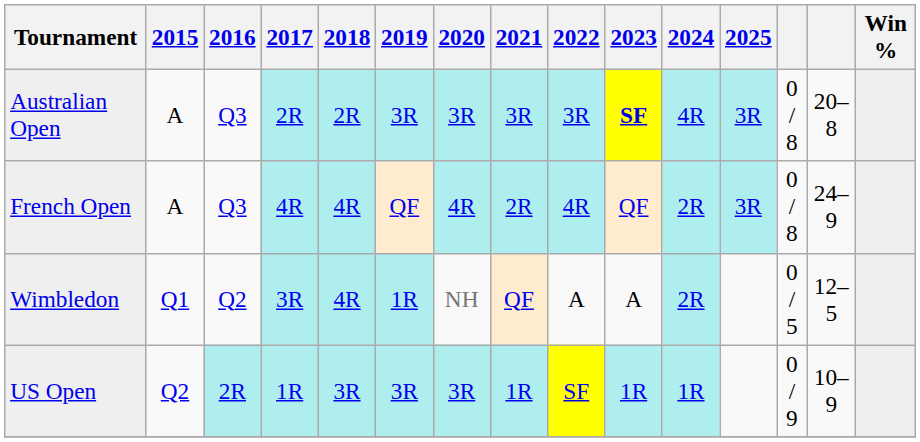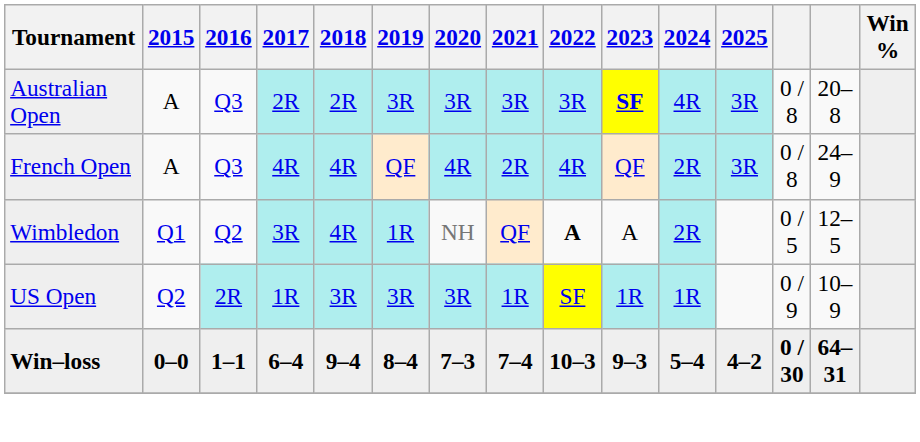(576, 298) normal -> (572, 230) bold
+ row: (55, 360)
